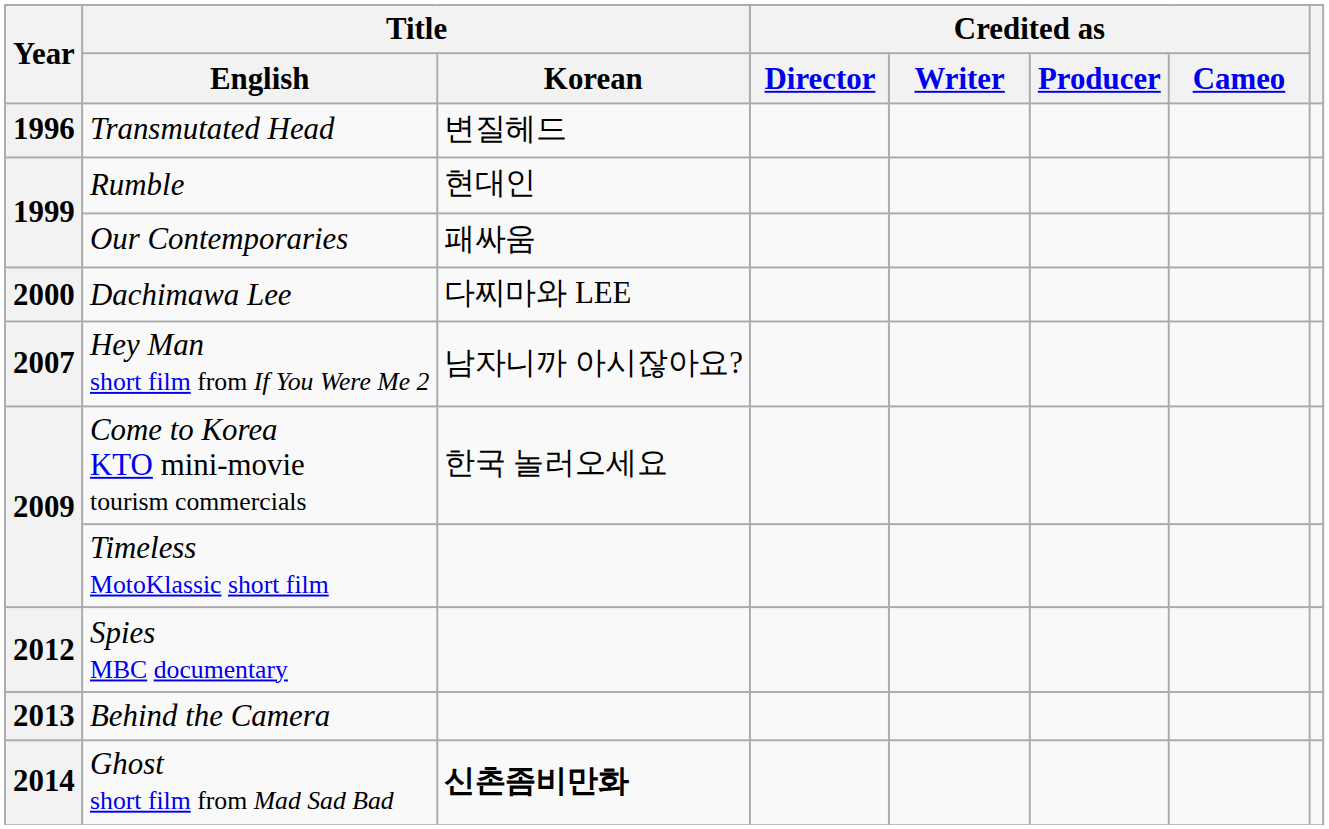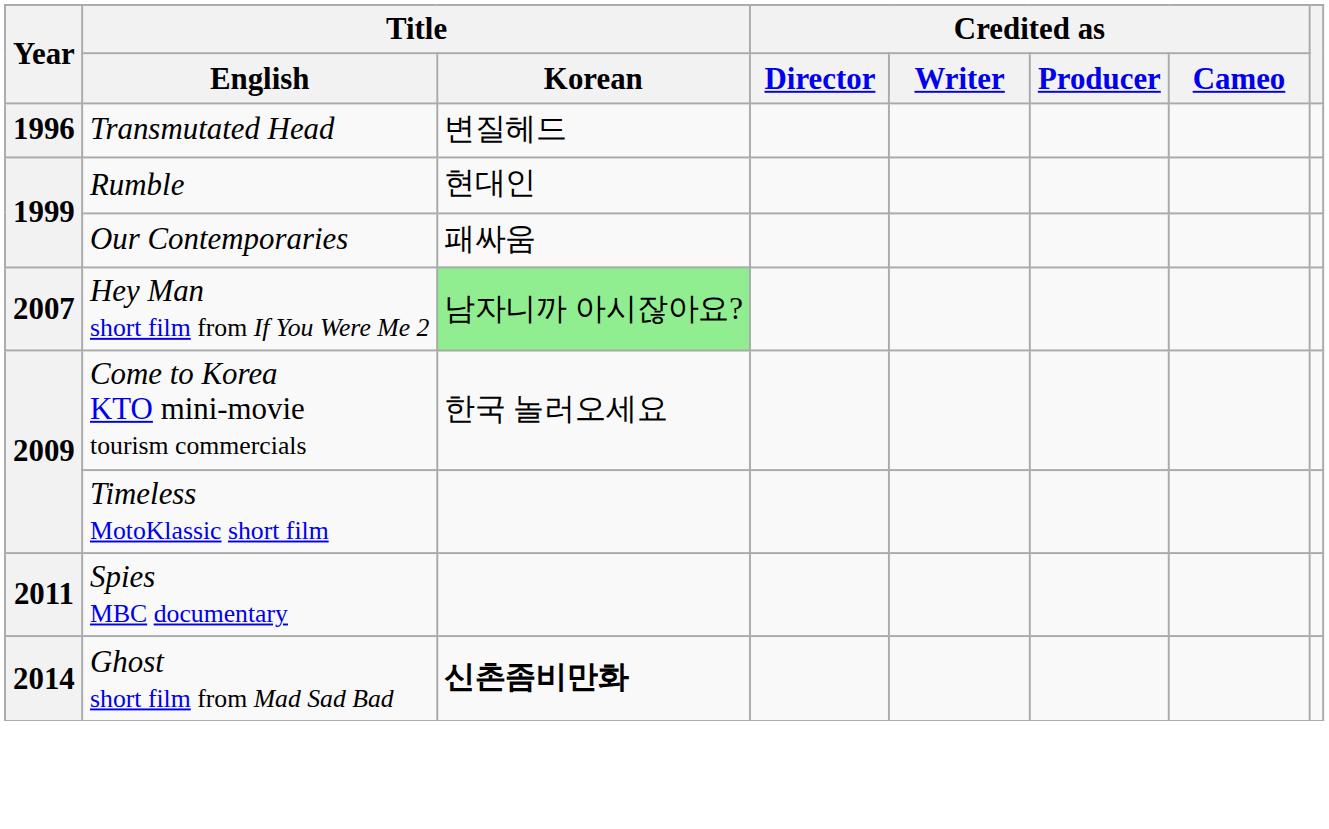- row: (191, 294)
(593, 362) no background -> (593, 307) lightgreen background
(44, 649) 2012 -> (44, 594) 2011
- row: (210, 715)
